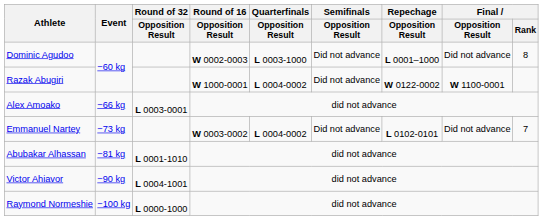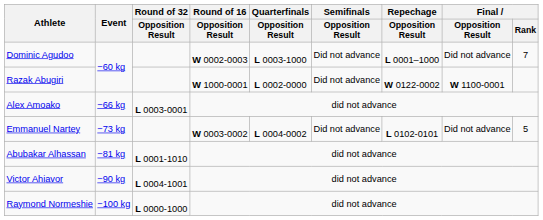(525, 55) 8 -> (525, 55) 7
(280, 85) L 0004-0002 -> (280, 85) L 0002-0000
(525, 129) 7 -> (525, 129) 5
